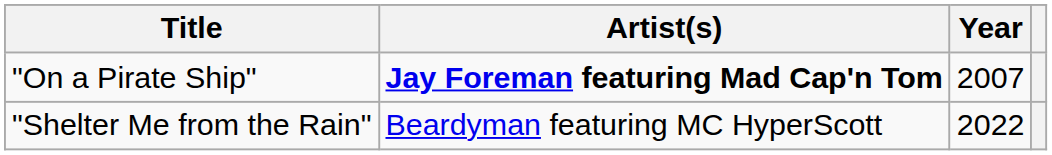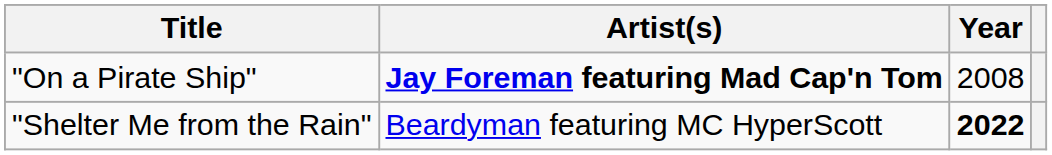(991, 76) 2007 -> (991, 76) 2008
(991, 125) normal -> (991, 125) bold
